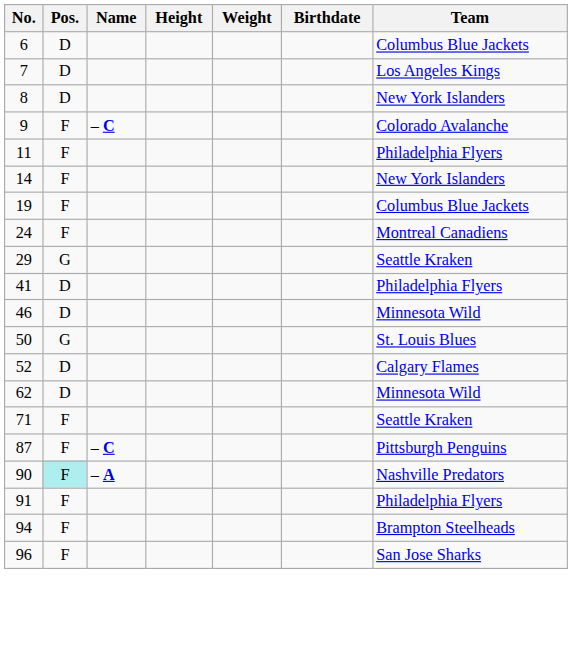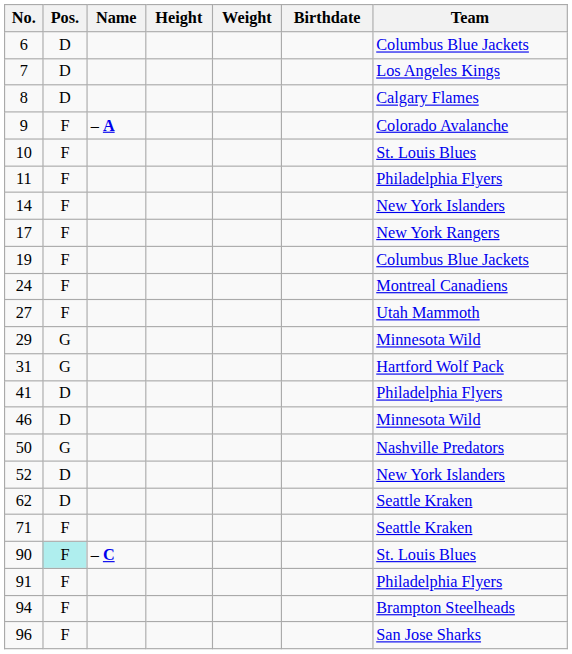(441, 98) New York Islanders -> (427, 98) Calgary Flames
(103, 125) – C -> (103, 125) – A
+ row: (24, 152)
+ row: (24, 233)
+ row: (24, 313)
(424, 259) Seattle Kraken -> (428, 340) Minnesota Wild
+ row: (24, 367)
(426, 340) St. Louis Blues -> (440, 447) Nashville Predators
(427, 367) Calgary Flames -> (441, 474) New York Islanders
(428, 394) Minnesota Wild -> (424, 501) Seattle Kraken
- row: (24, 447)
(103, 474) – A -> (103, 555) – C
(440, 474) Nashville Predators -> (426, 555) St. Louis Blues
